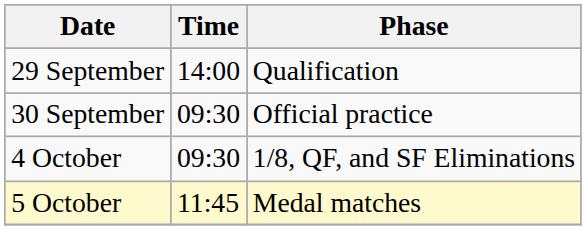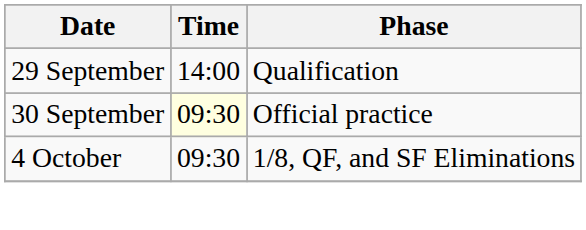(209, 114) no background -> (209, 114) lightyellow background
- row: (66, 202)
